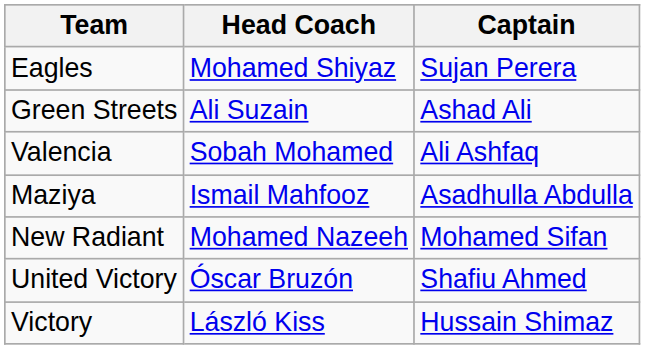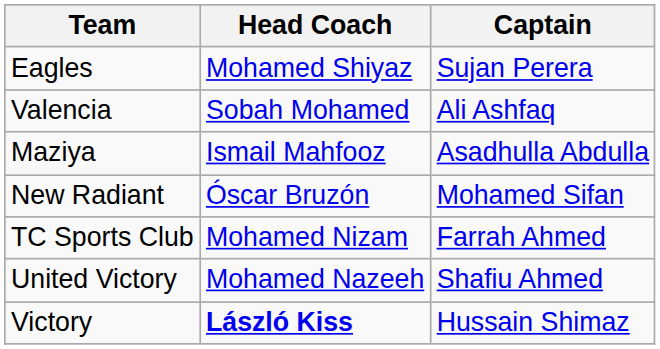- row: (94, 110)
(299, 237) Mohamed Nazeeh -> (288, 195) Óscar Bruzón
+ row: (102, 237)
(271, 279) Óscar Bruzón -> (315, 279) Mohamed Nazeeh
(257, 322) normal -> (279, 322) bold
